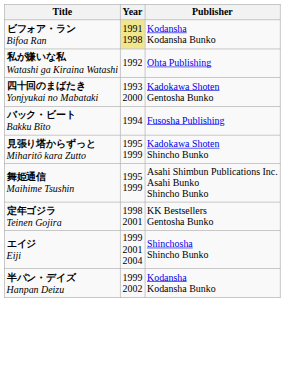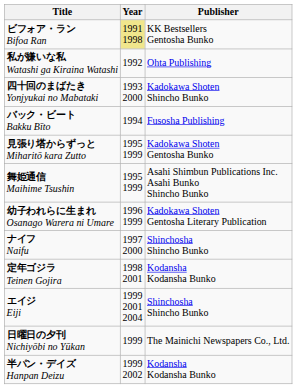(181, 34) Kodansha Kodansha Bunko -> (180, 34) KK Bestsellers Gentosha Bunko
(183, 92) Kadokawa Shoten Gentosha Bunko -> (183, 92) Kadokawa Shoten Shincho Bunko
(183, 149) Kadokawa Shoten Shincho Bunko -> (183, 149) Kadokawa Shoten Gentosha Bunko
+ row: (60, 216)
+ row: (21, 245)
(180, 216) KK Bestsellers Gentosha Bunko -> (181, 273) Kodansha Kodansha Bunko
+ row: (46, 341)
